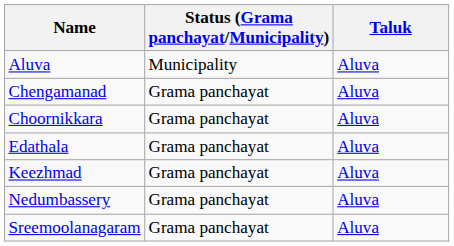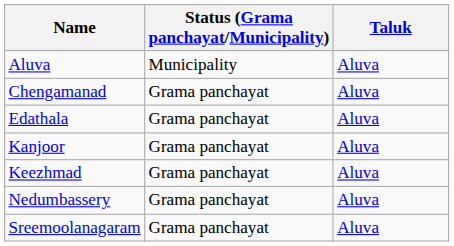- row: (56, 118)
+ row: (37, 145)
